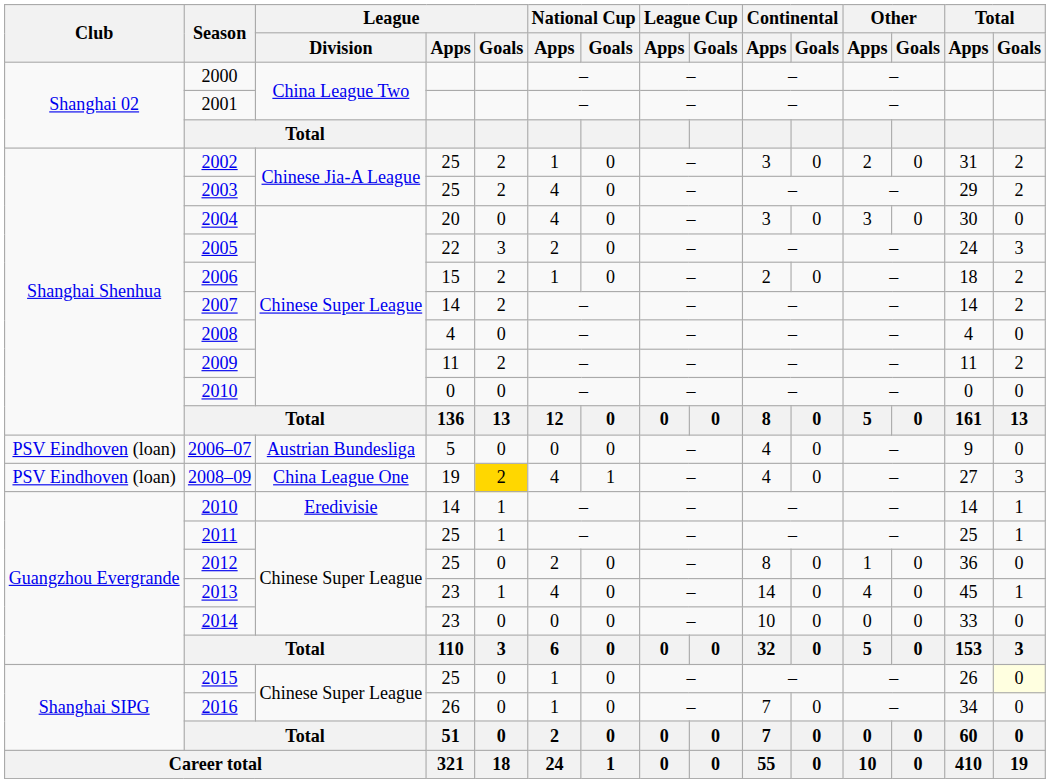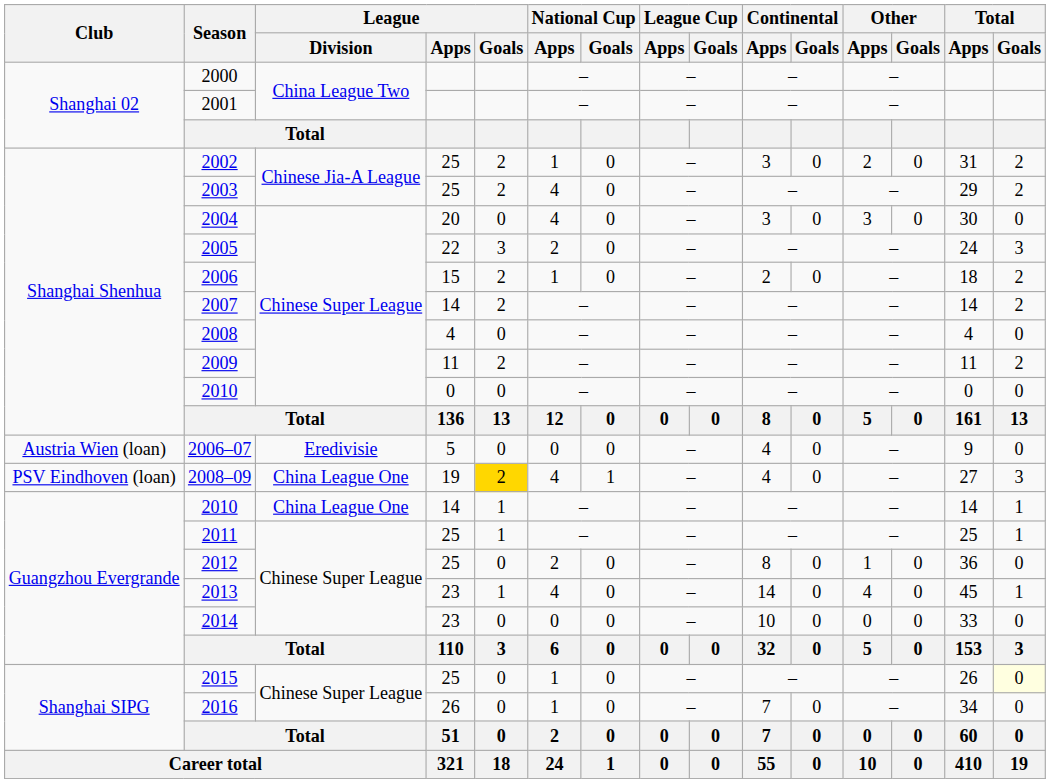(94, 448) PSV Eindhoven (loan) -> (94, 448) Austria Wien (loan)
(341, 448) Austrian Bundesliga -> (341, 448) Eredivisie
(341, 506) Eredivisie -> (341, 506) China League One
